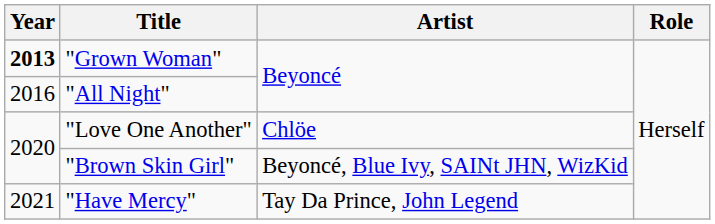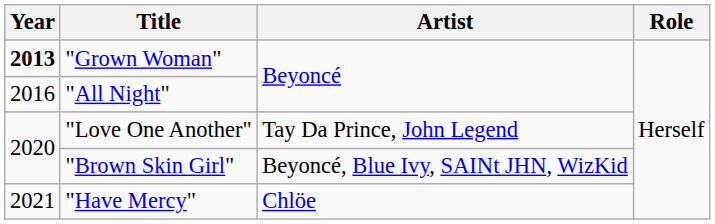(289, 129) Chlöe -> (390, 129) Tay Da Prince, John Legend
(390, 201) Tay Da Prince, John Legend -> (289, 201) Chlöe
